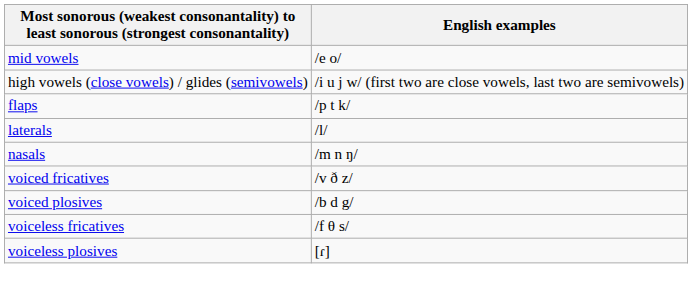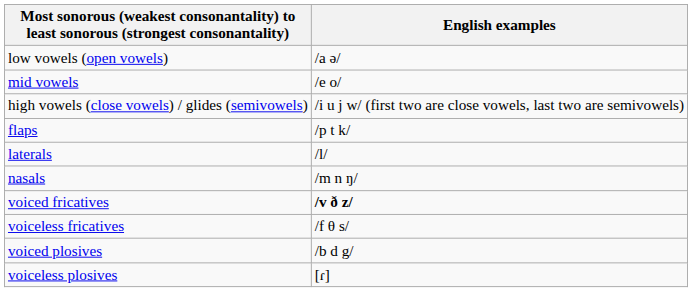+ row: (88, 57)
(334, 178) normal -> (334, 202) bold
rows swapped: (66, 226) <-> (55, 202)
